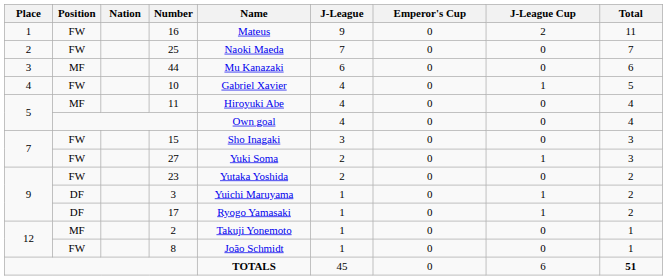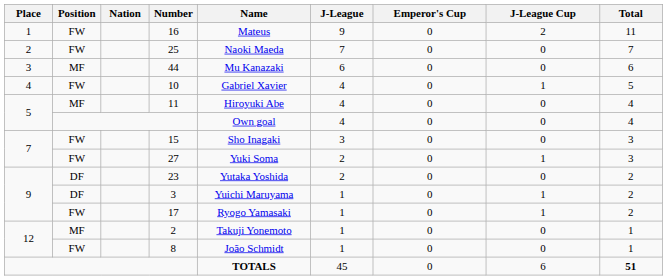(77, 176) FW -> (77, 176) DF
(77, 212) DF -> (77, 212) FW
